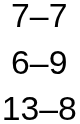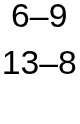- row: (39, 16)
